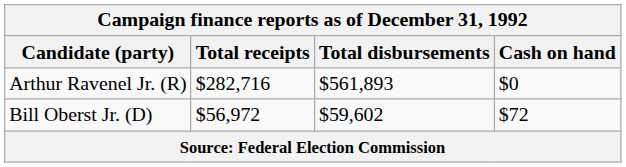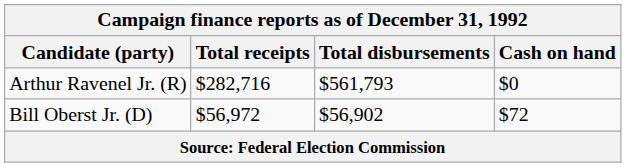(356, 83) $561,893 -> (356, 83) $561,793
(351, 114) $59,602 -> (351, 114) $56,902
